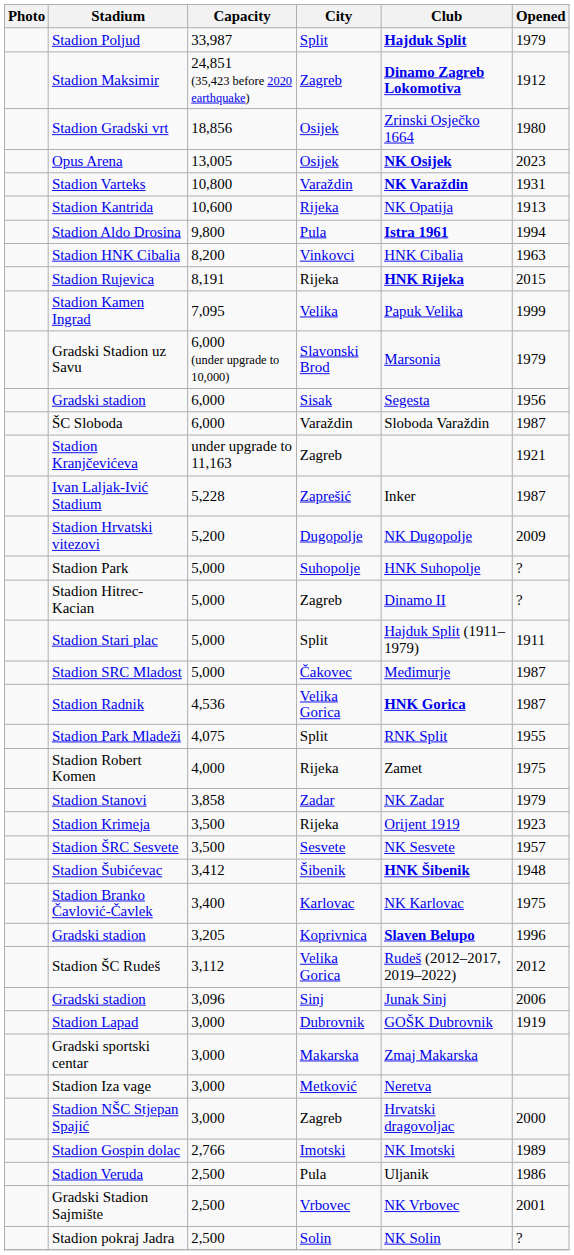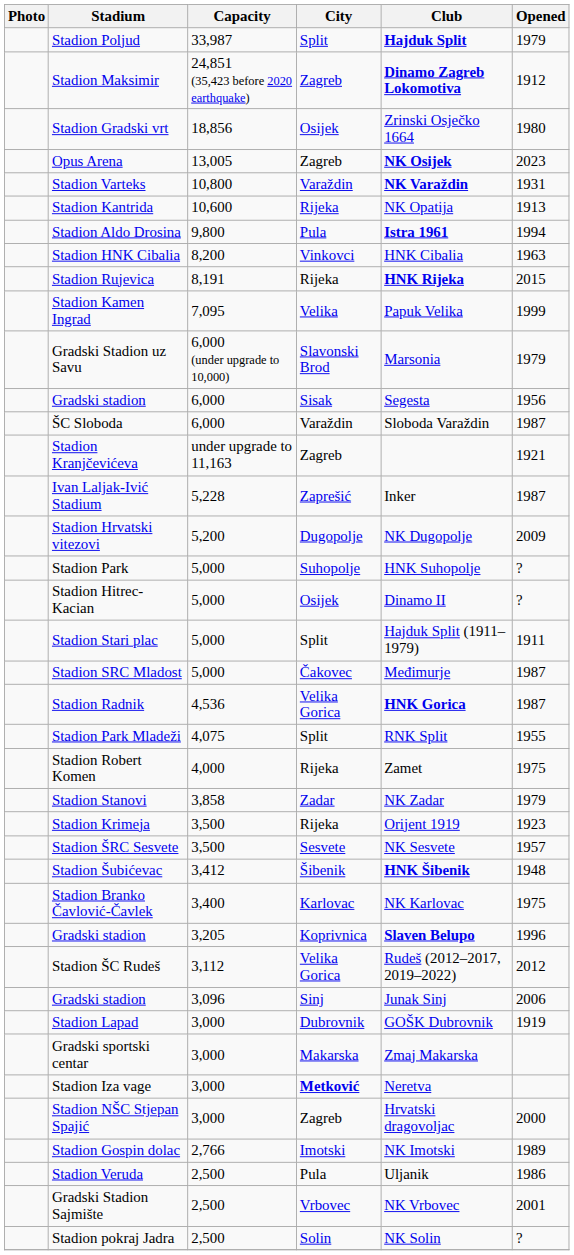(319, 160) Osijek -> (321, 160) Zagreb
(321, 600) Zagreb -> (319, 600) Osijek
(328, 1086) normal -> (330, 1086) bold
